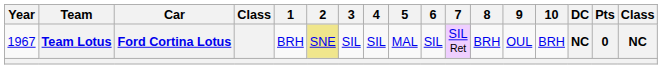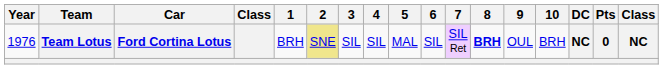(22, 41) 1967 -> (22, 41) 1976
(487, 41) normal -> (487, 41) bold
